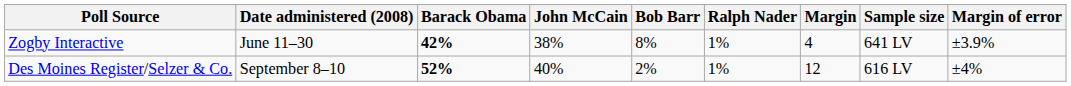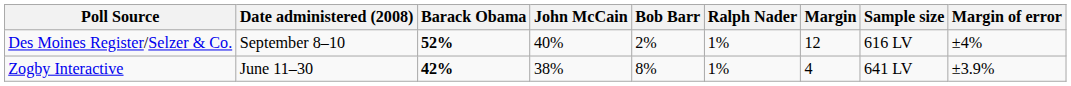rows swapped: (120, 68) <-> (66, 42)
